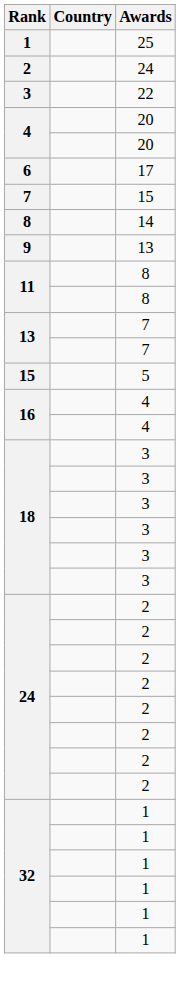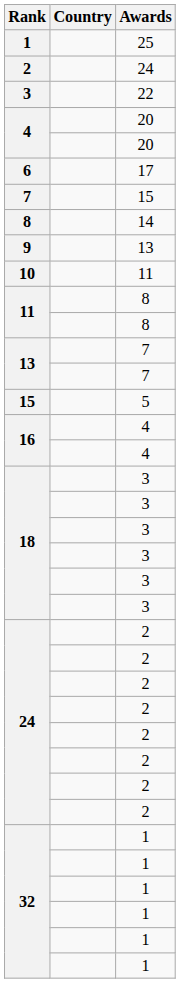+ row: (27, 273)
